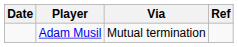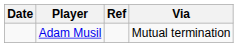columns swapped: (156, 14) <-> (221, 14)
